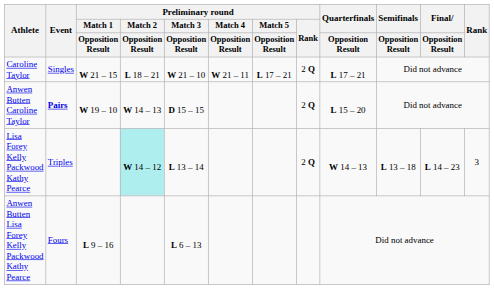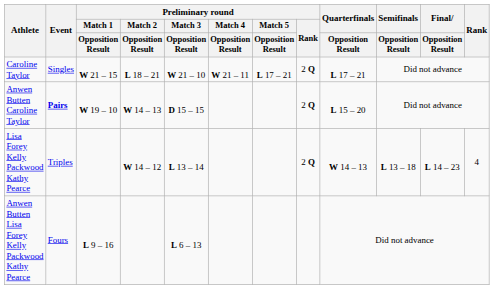(142, 167) paleturquoise background -> (142, 167) no background
(477, 162) 3 -> (477, 162) 4
